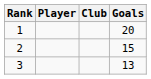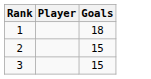- column: (94, 13)
(128, 30) 20 -> (97, 30) 18
(128, 65) 13 -> (97, 65) 15
